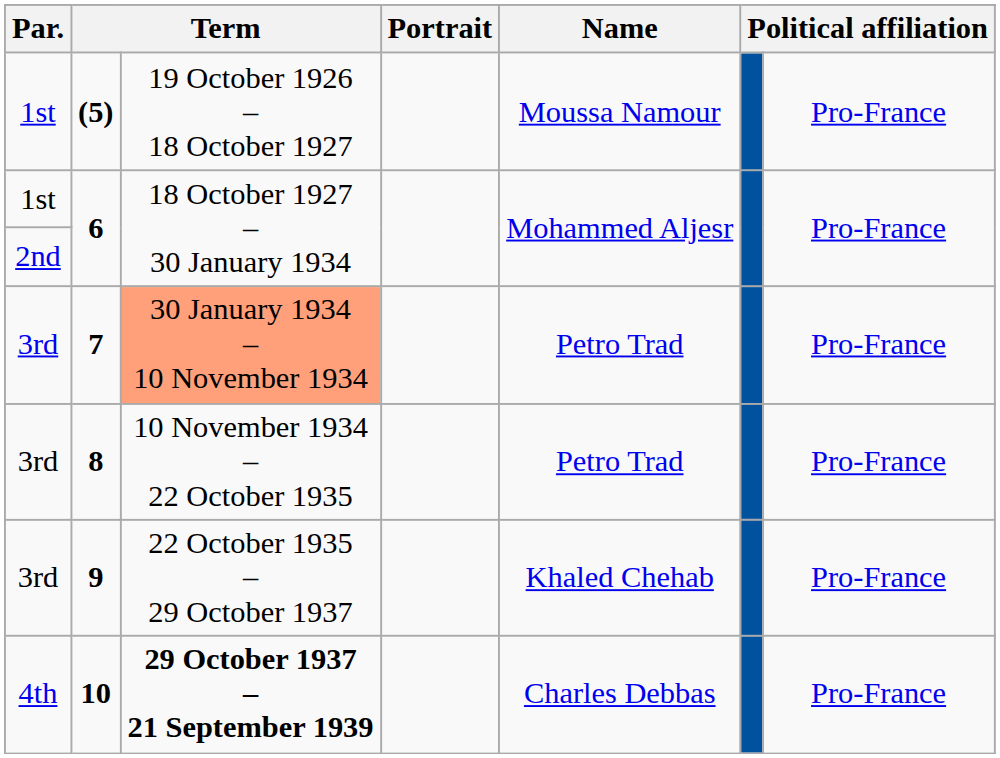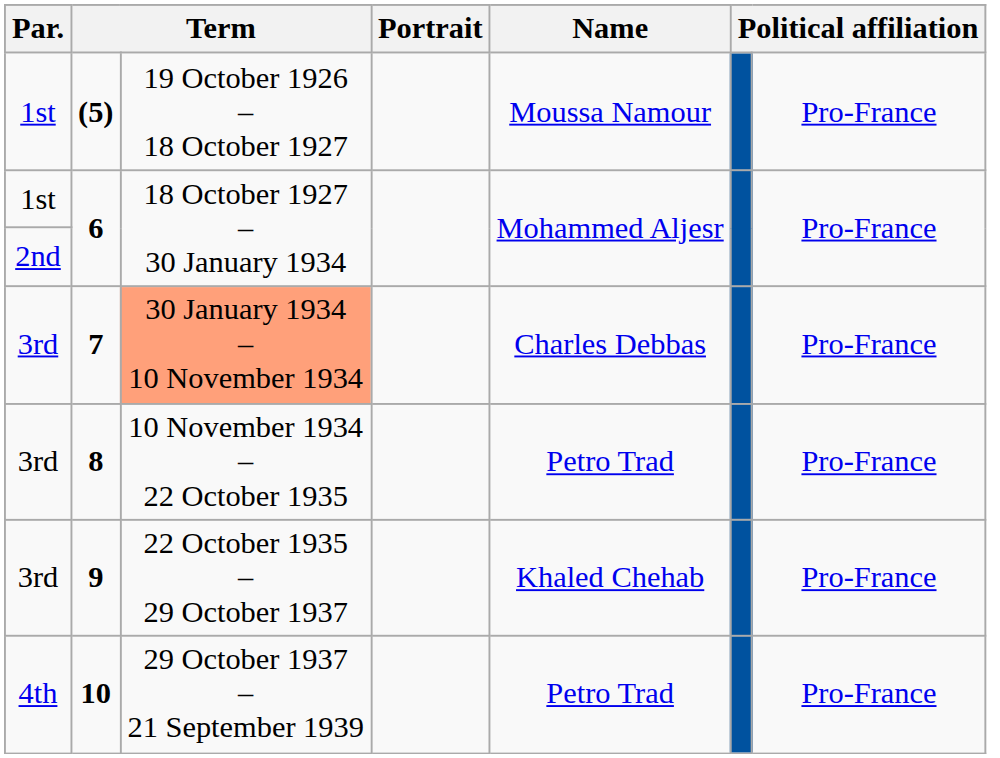(620, 344) Petro Trad -> (610, 344) Charles Debbas
(250, 694) bold -> (246, 694) normal
(620, 694) Charles Debbas -> (610, 694) Petro Trad
